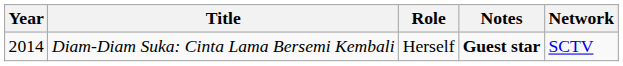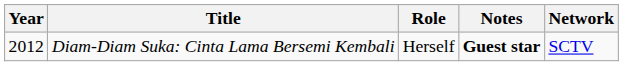(26, 46) 2014 -> (26, 46) 2012
